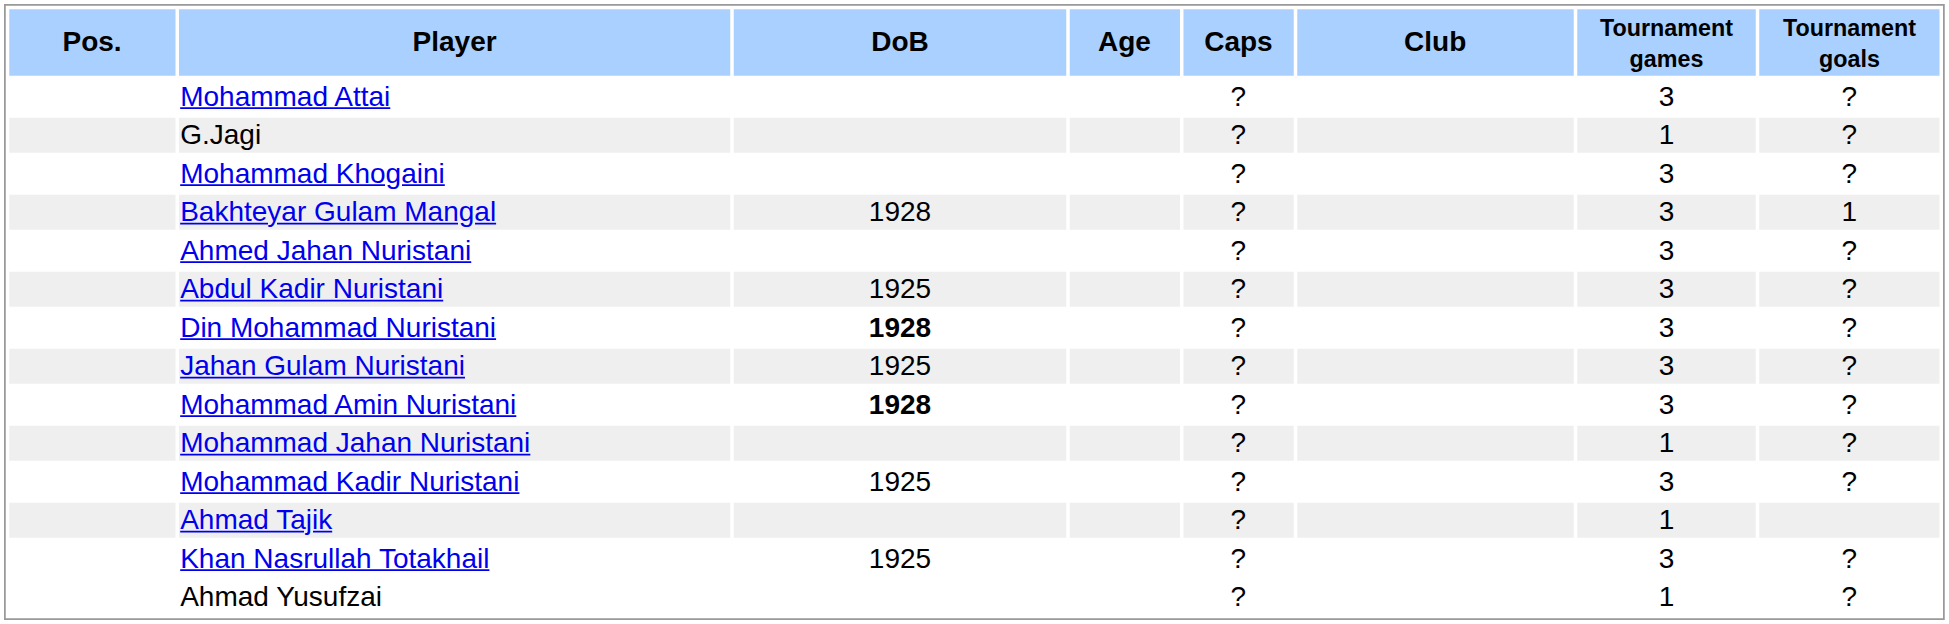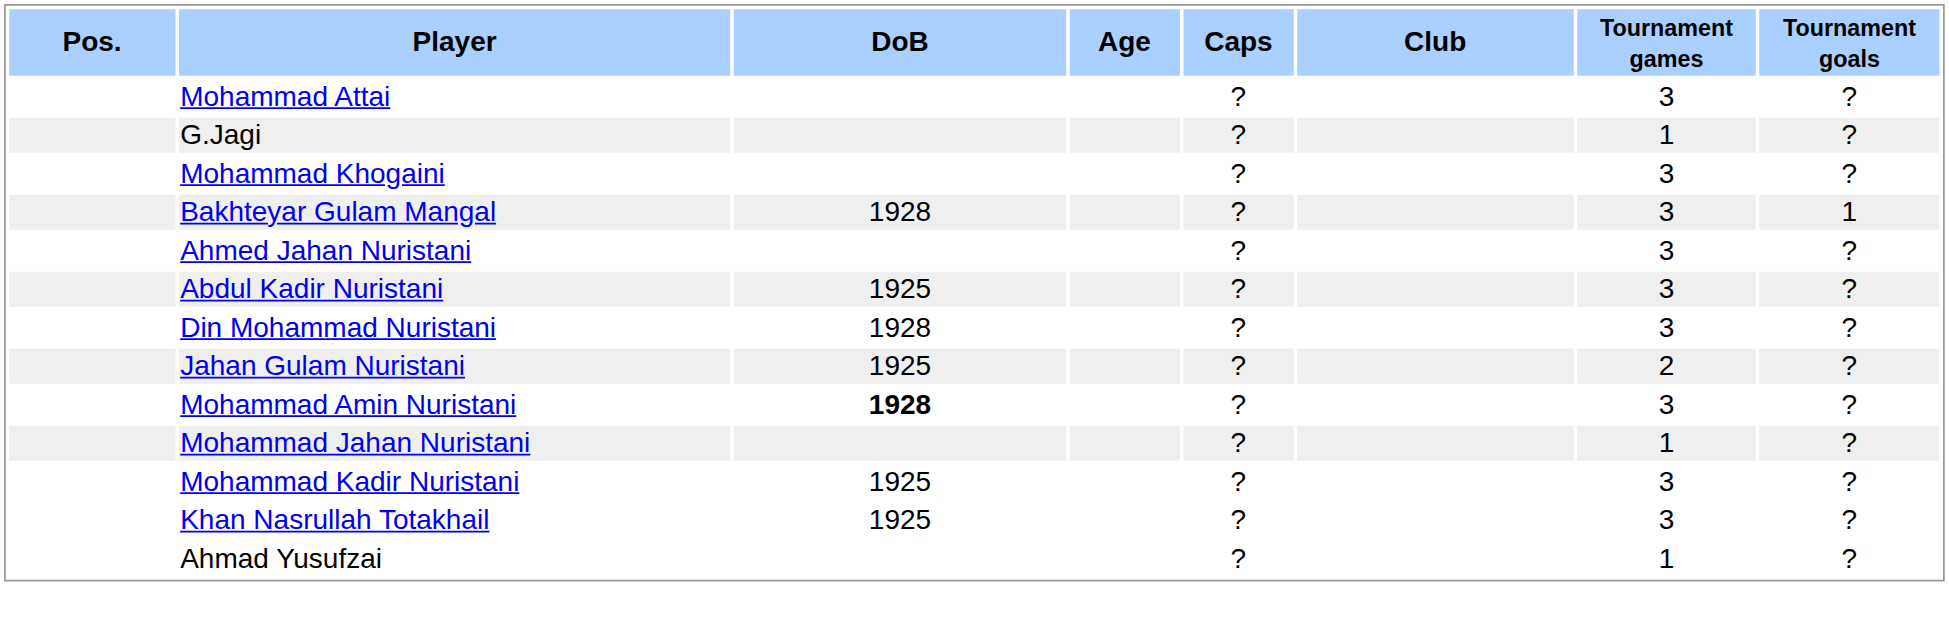(900, 327) bold -> (900, 327) normal
(1666, 365) 3 -> (1666, 365) 2
- row: (256, 519)
